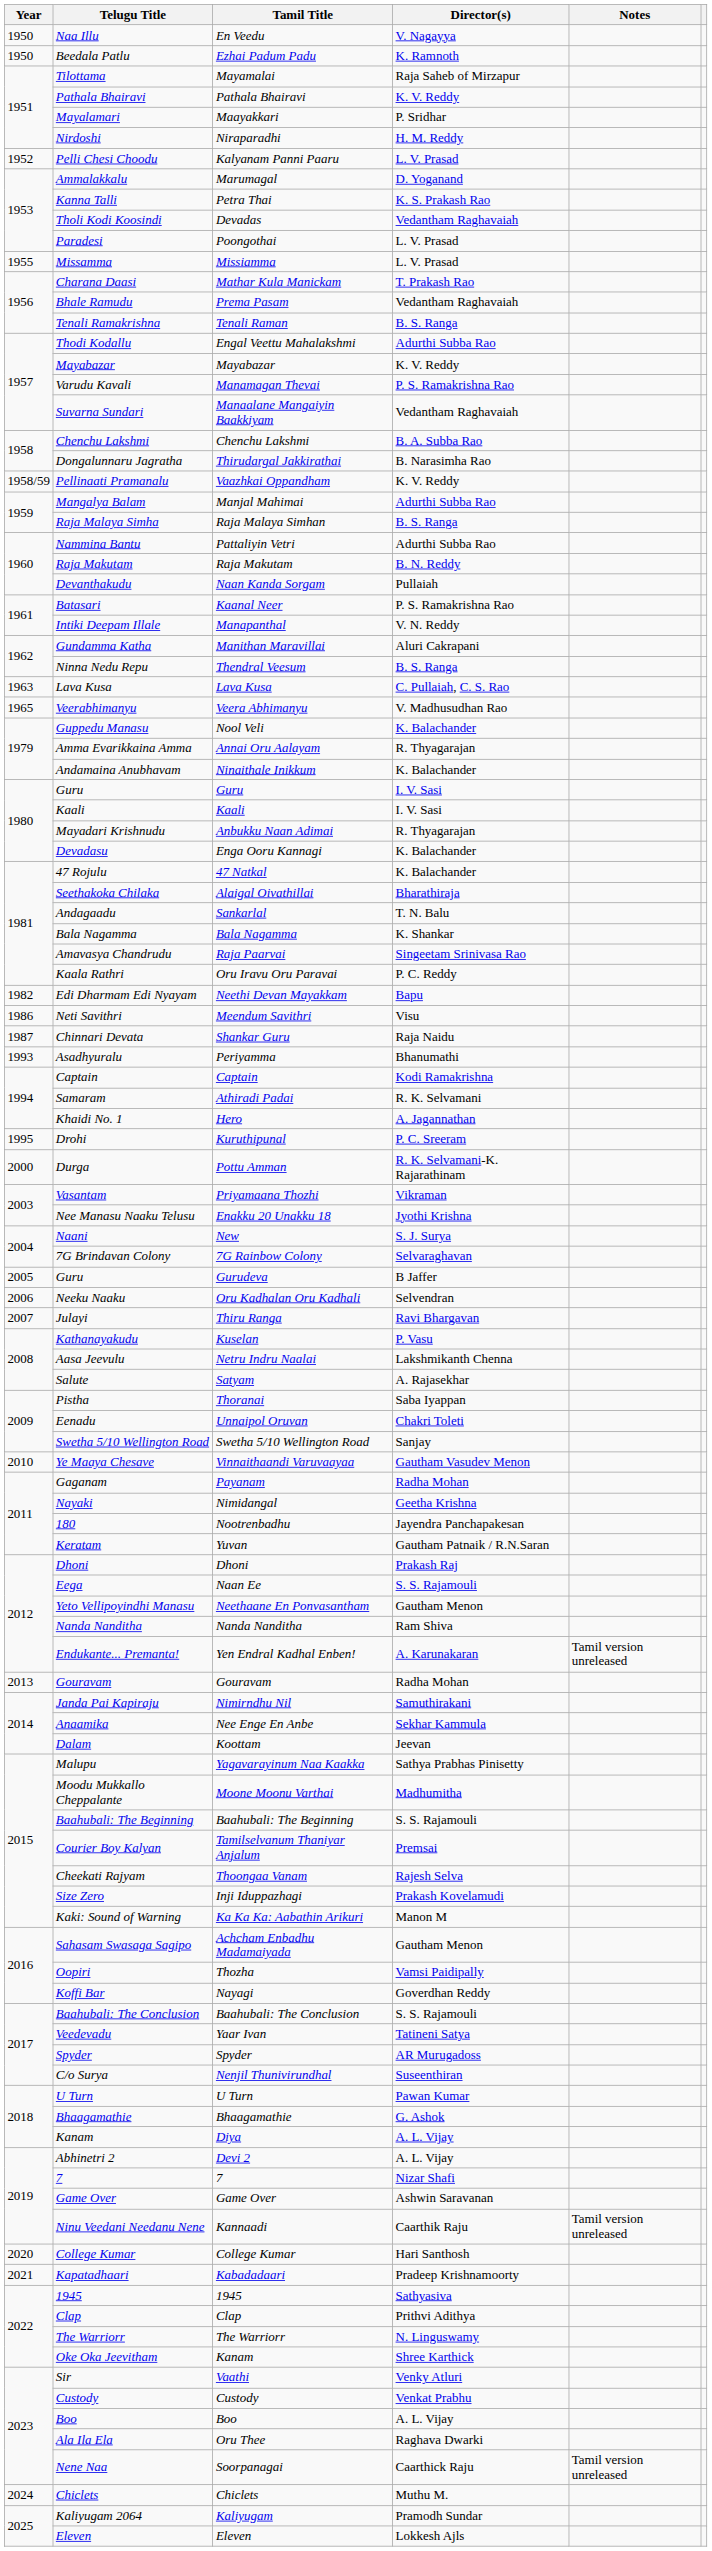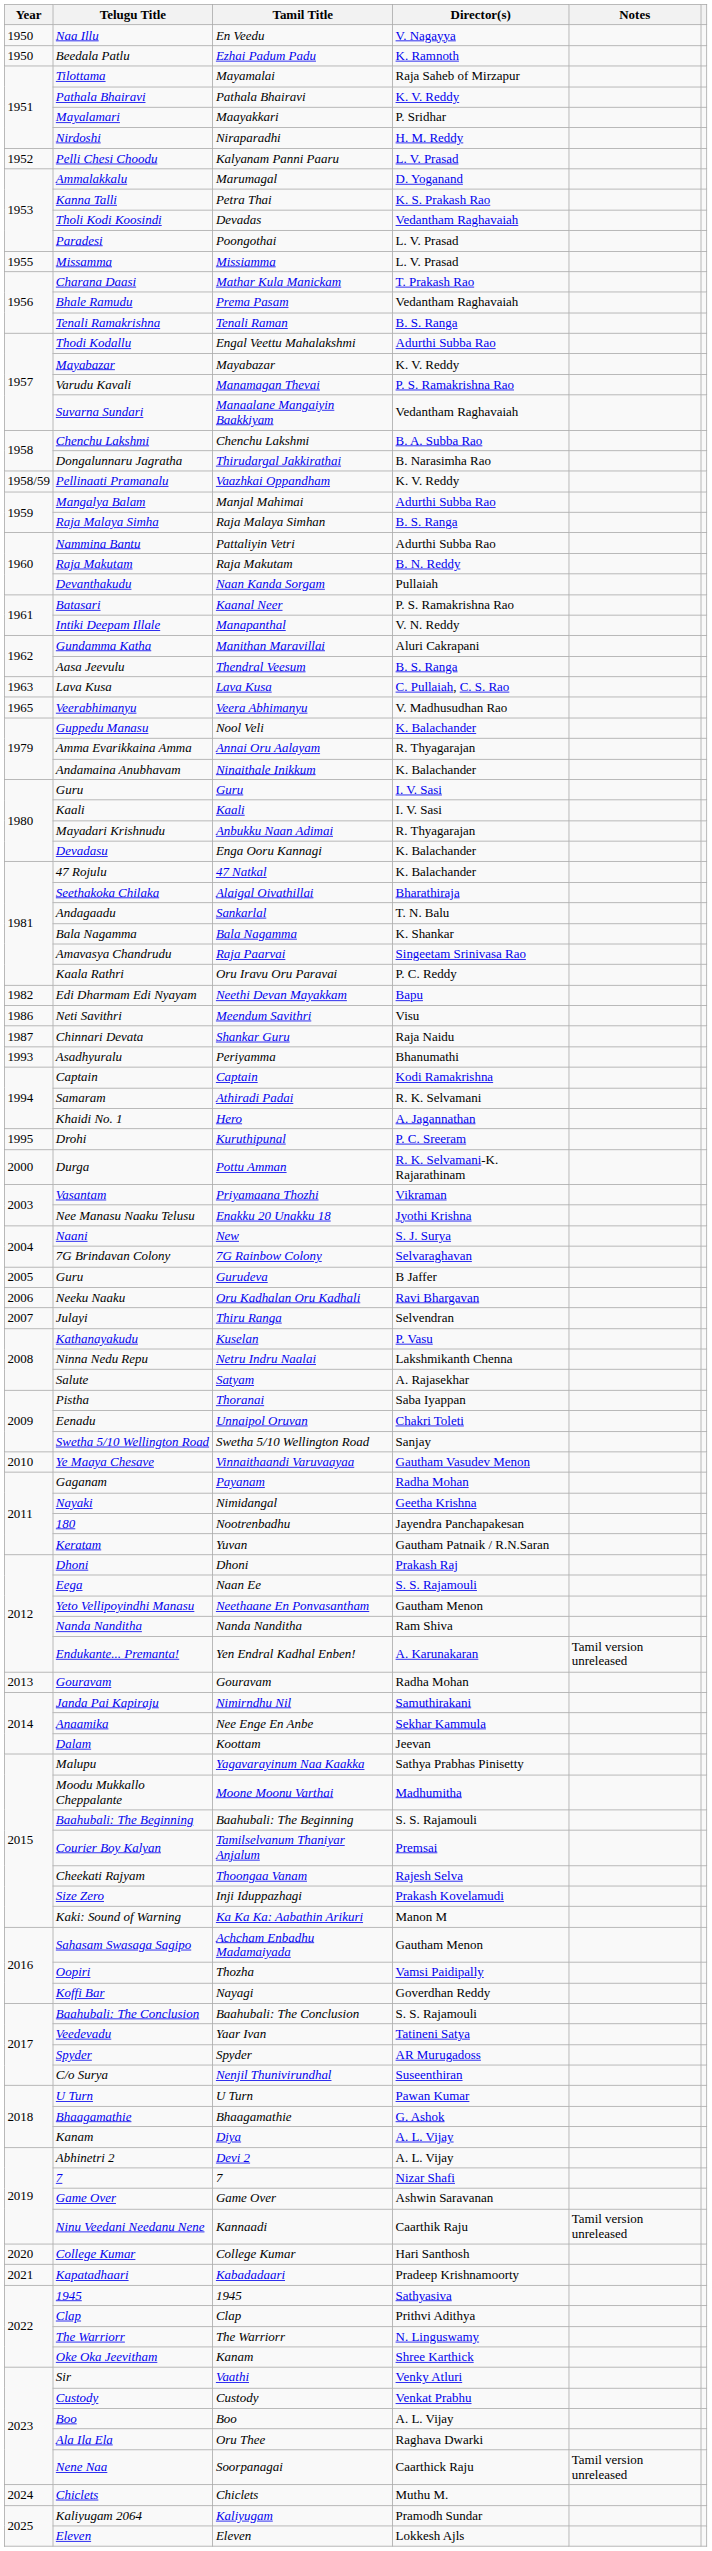(102, 666) Ninna Nedu Repu -> (90, 666) Aasa Jeevulu
(425, 1297) Selvendran -> (437, 1297) Ravi Bhargavan
(437, 1318) Ravi Bhargavan -> (425, 1318) Selvendran
(90, 1359) Aasa Jeevulu -> (102, 1359) Ninna Nedu Repu
